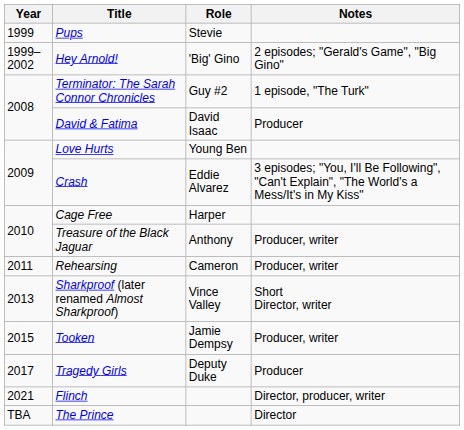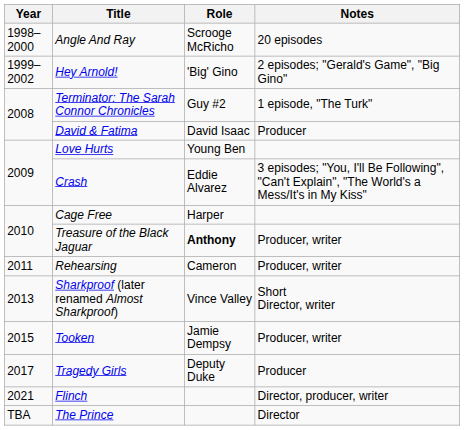+ row: (95, 39)
- row: (69, 33)
(211, 240) normal -> (211, 240) bold
